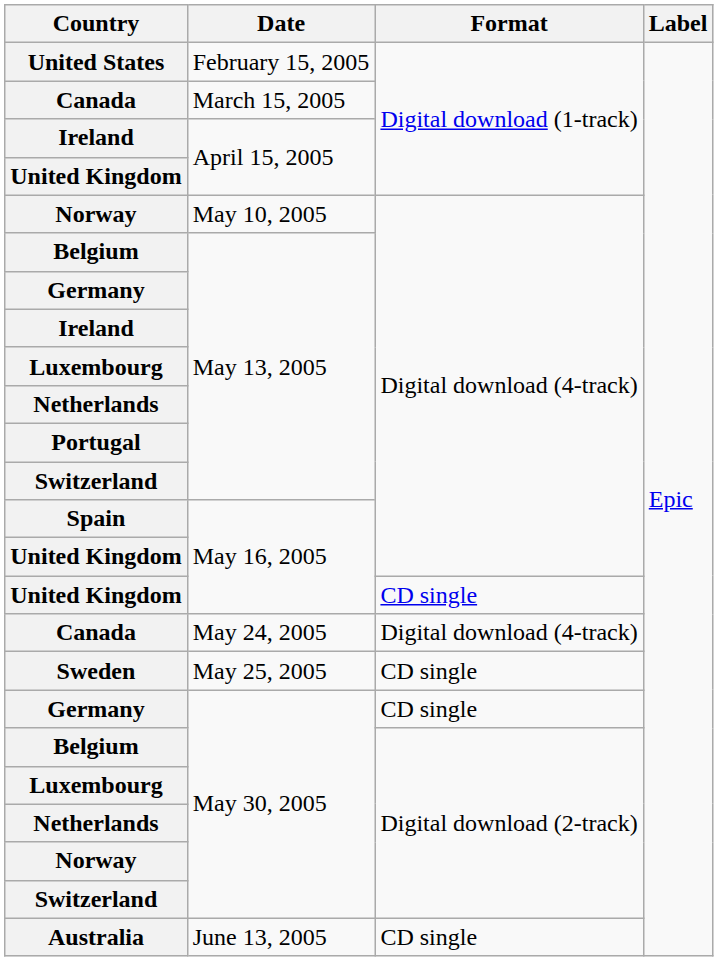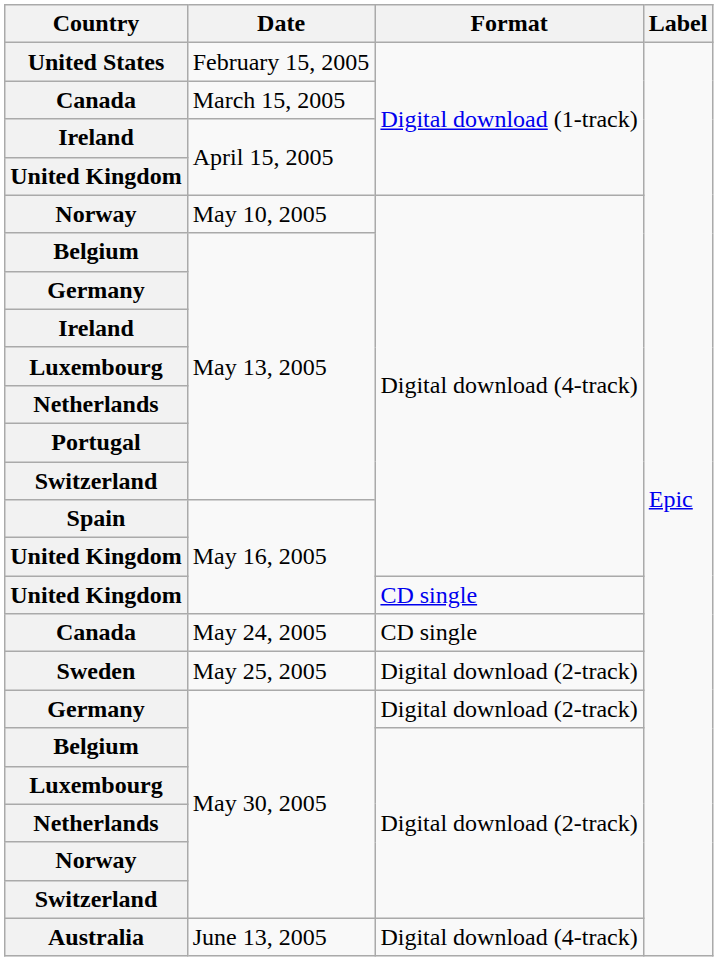(509, 632) Digital download (4-track) -> (429, 632) CD single
(429, 670) CD single -> (509, 670) Digital download (2-track)
(429, 708) CD single -> (509, 708) Digital download (2-track)
(429, 937) CD single -> (509, 937) Digital download (4-track)
